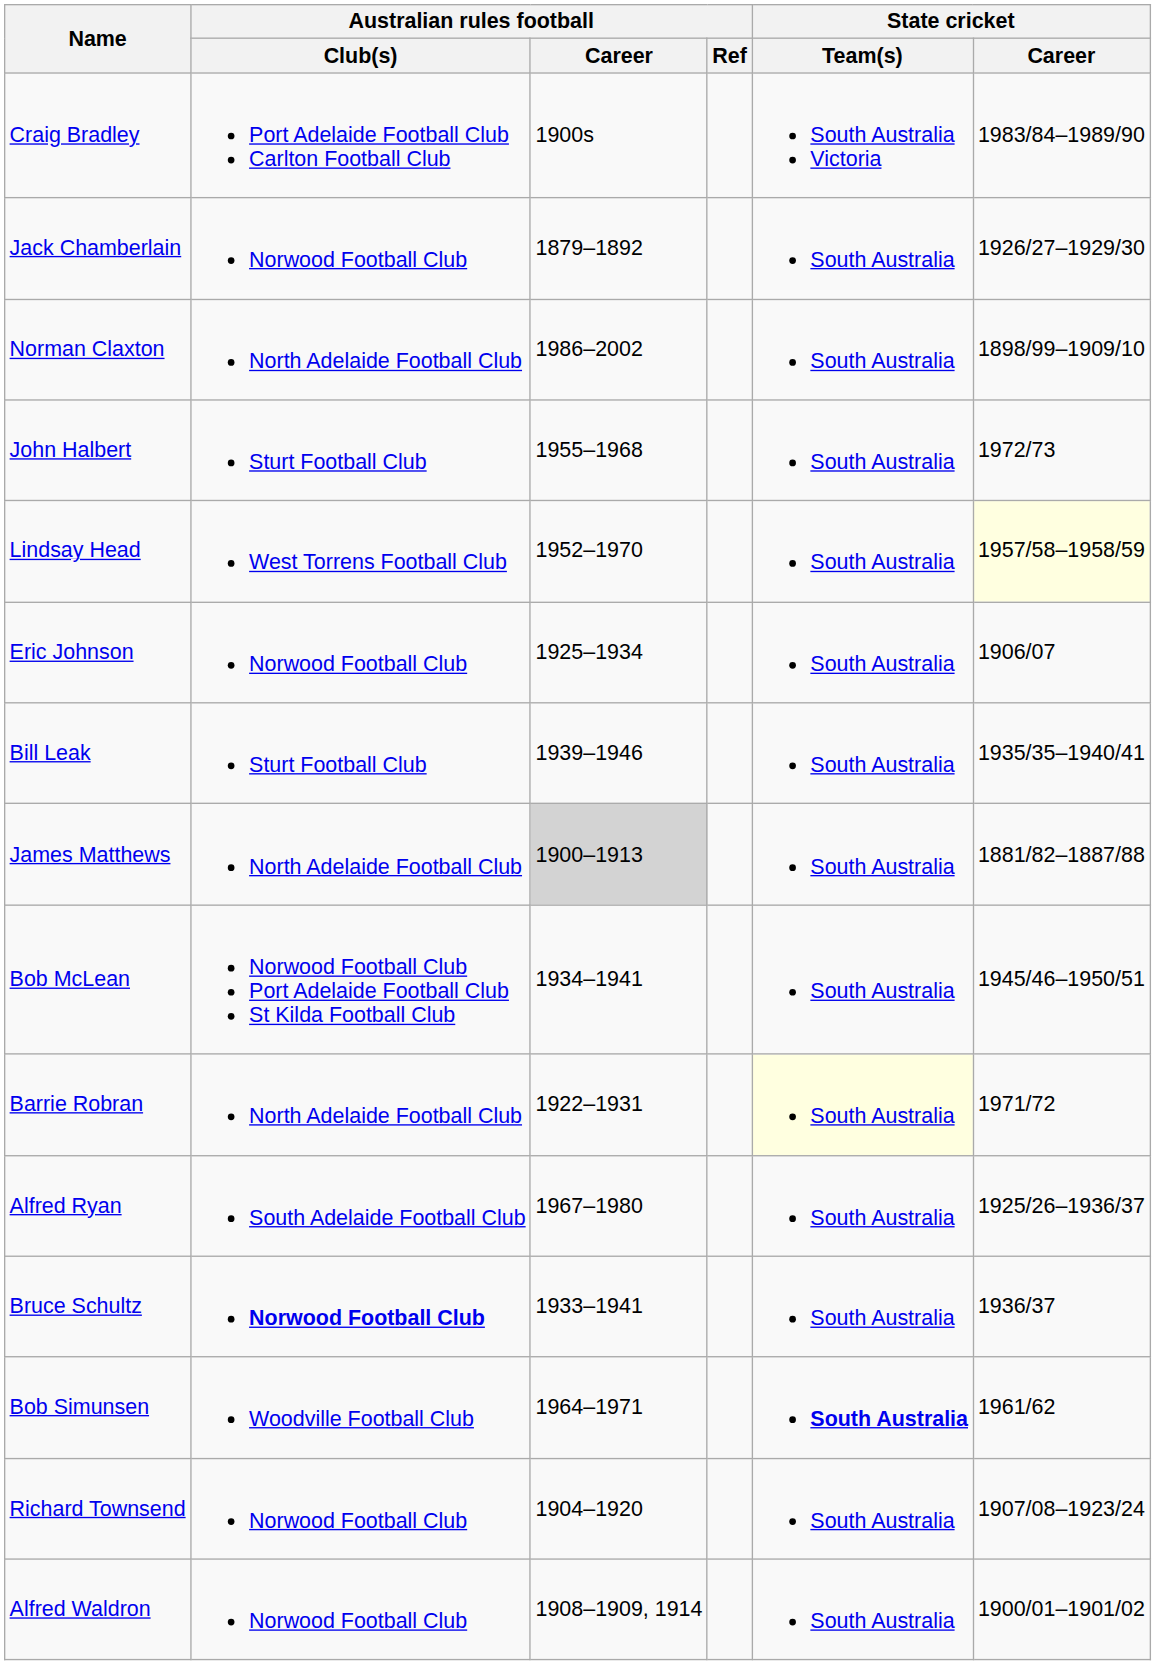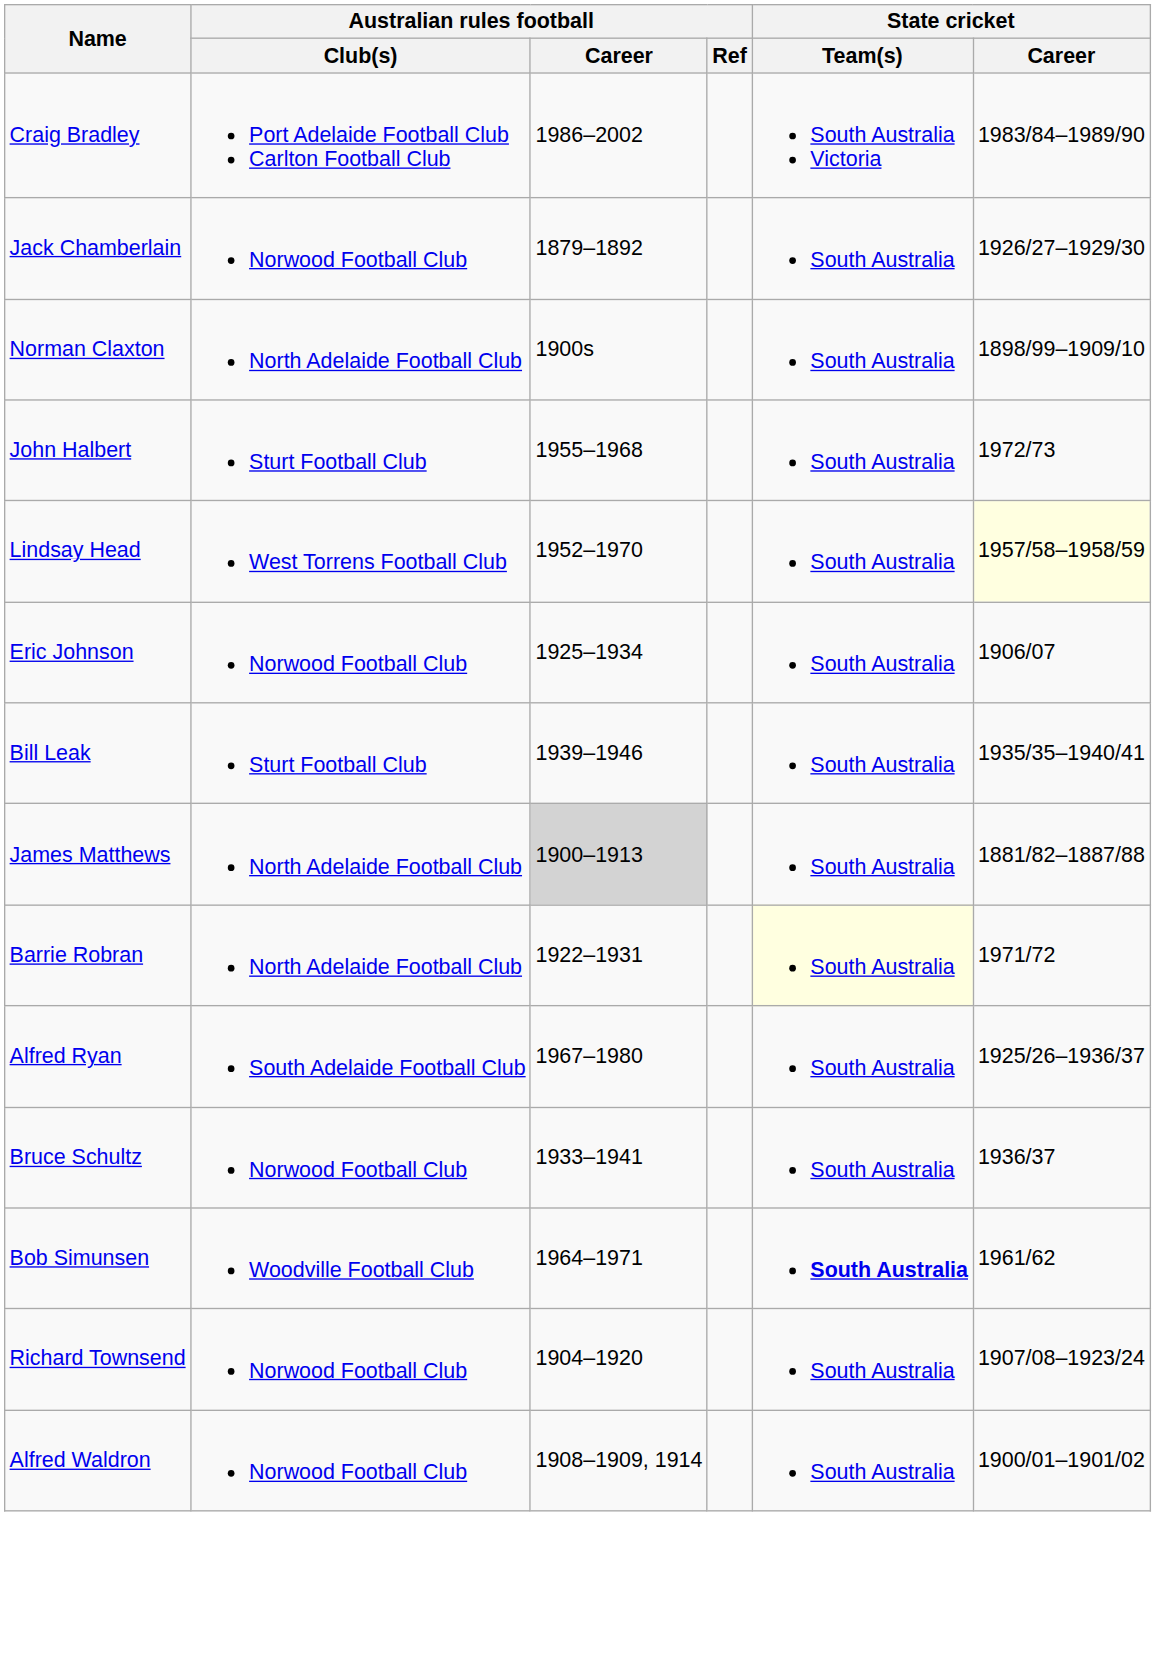(565, 135) 1900s -> (589, 135) 1986–2002
(589, 349) 1986–2002 -> (565, 349) 1900s
- row: (70, 979)
(361, 1319) bold -> (361, 1169) normal
